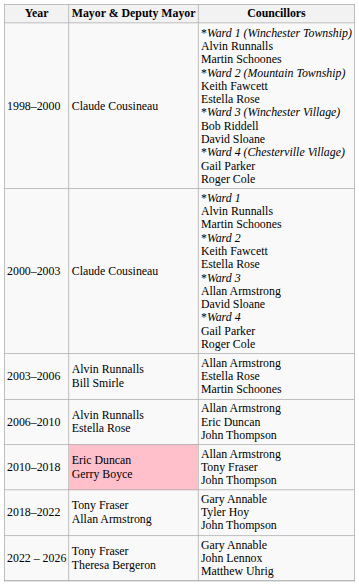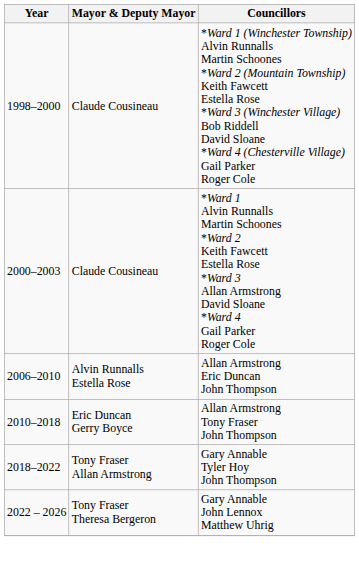- row: (241, 376)
(102, 467) pink background -> (102, 421) no background
